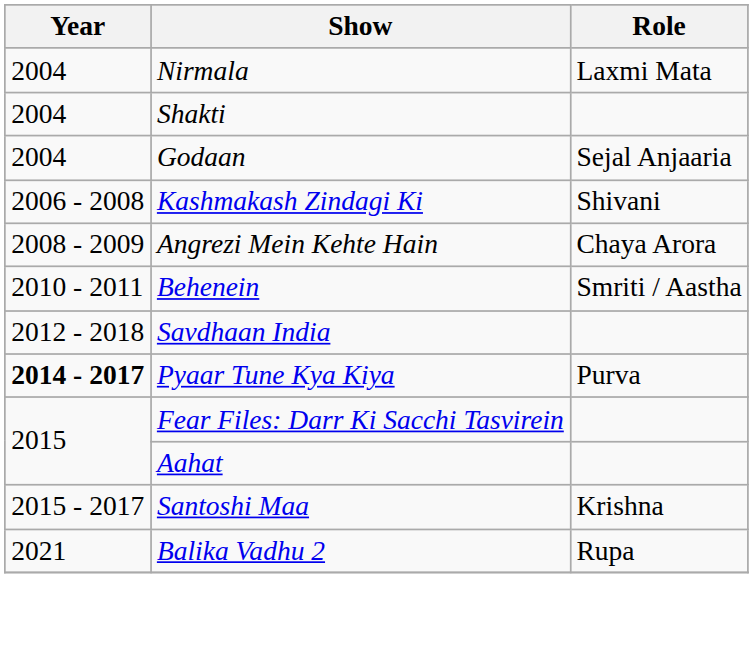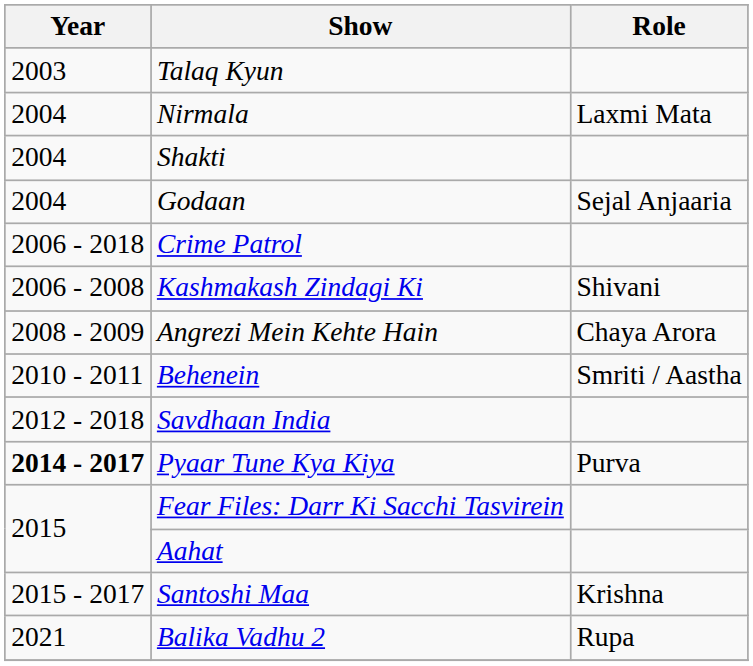+ row: (220, 69)
+ row: (229, 244)
